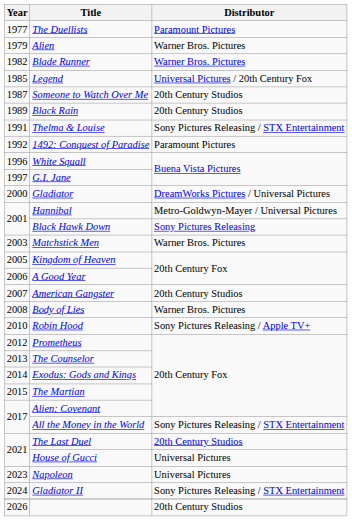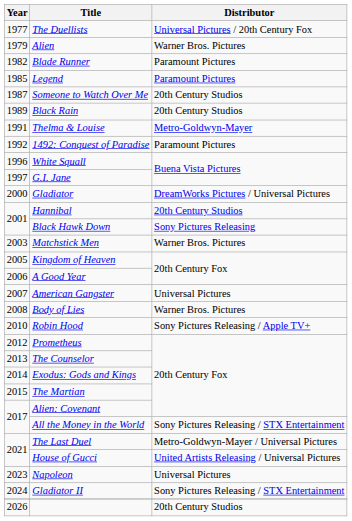(195, 29) Paramount Pictures -> (233, 29) Universal Pictures / 20th Century Fox
(200, 62) Warner Bros. Pictures -> (195, 62) Paramount Pictures
(233, 78) Universal Pictures / 20th Century Fox -> (195, 78) Paramount Pictures
(249, 128) Sony Pictures Releasing / STX Entertainment -> (203, 128) Metro-Goldwyn-Mayer
(246, 210) Metro-Goldwyn-Mayer / Universal Pictures -> (198, 210) 20th Century Studios
(198, 293) 20th Century Studios -> (192, 293) Universal Pictures
(198, 441) 20th Century Studios -> (246, 441) Metro-Goldwyn-Mayer / Universal Pictures
(192, 458) Universal Pictures -> (247, 458) United Artists Releasing / Universal Pictures
